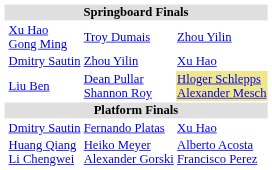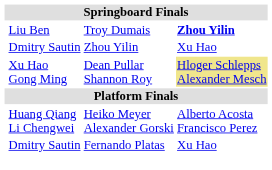(38, 37) Xu Hao Gong Ming -> (29, 29) Liu Ben
(204, 37) normal -> (206, 29) bold
(29, 86) Liu Ben -> (38, 71) Xu Hao Gong Ming
rows swapped: (124, 127) <-> (129, 152)
